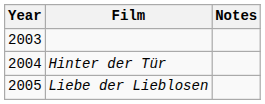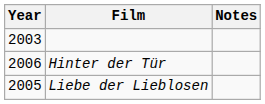(25, 63) 2004 -> (25, 63) 2006
